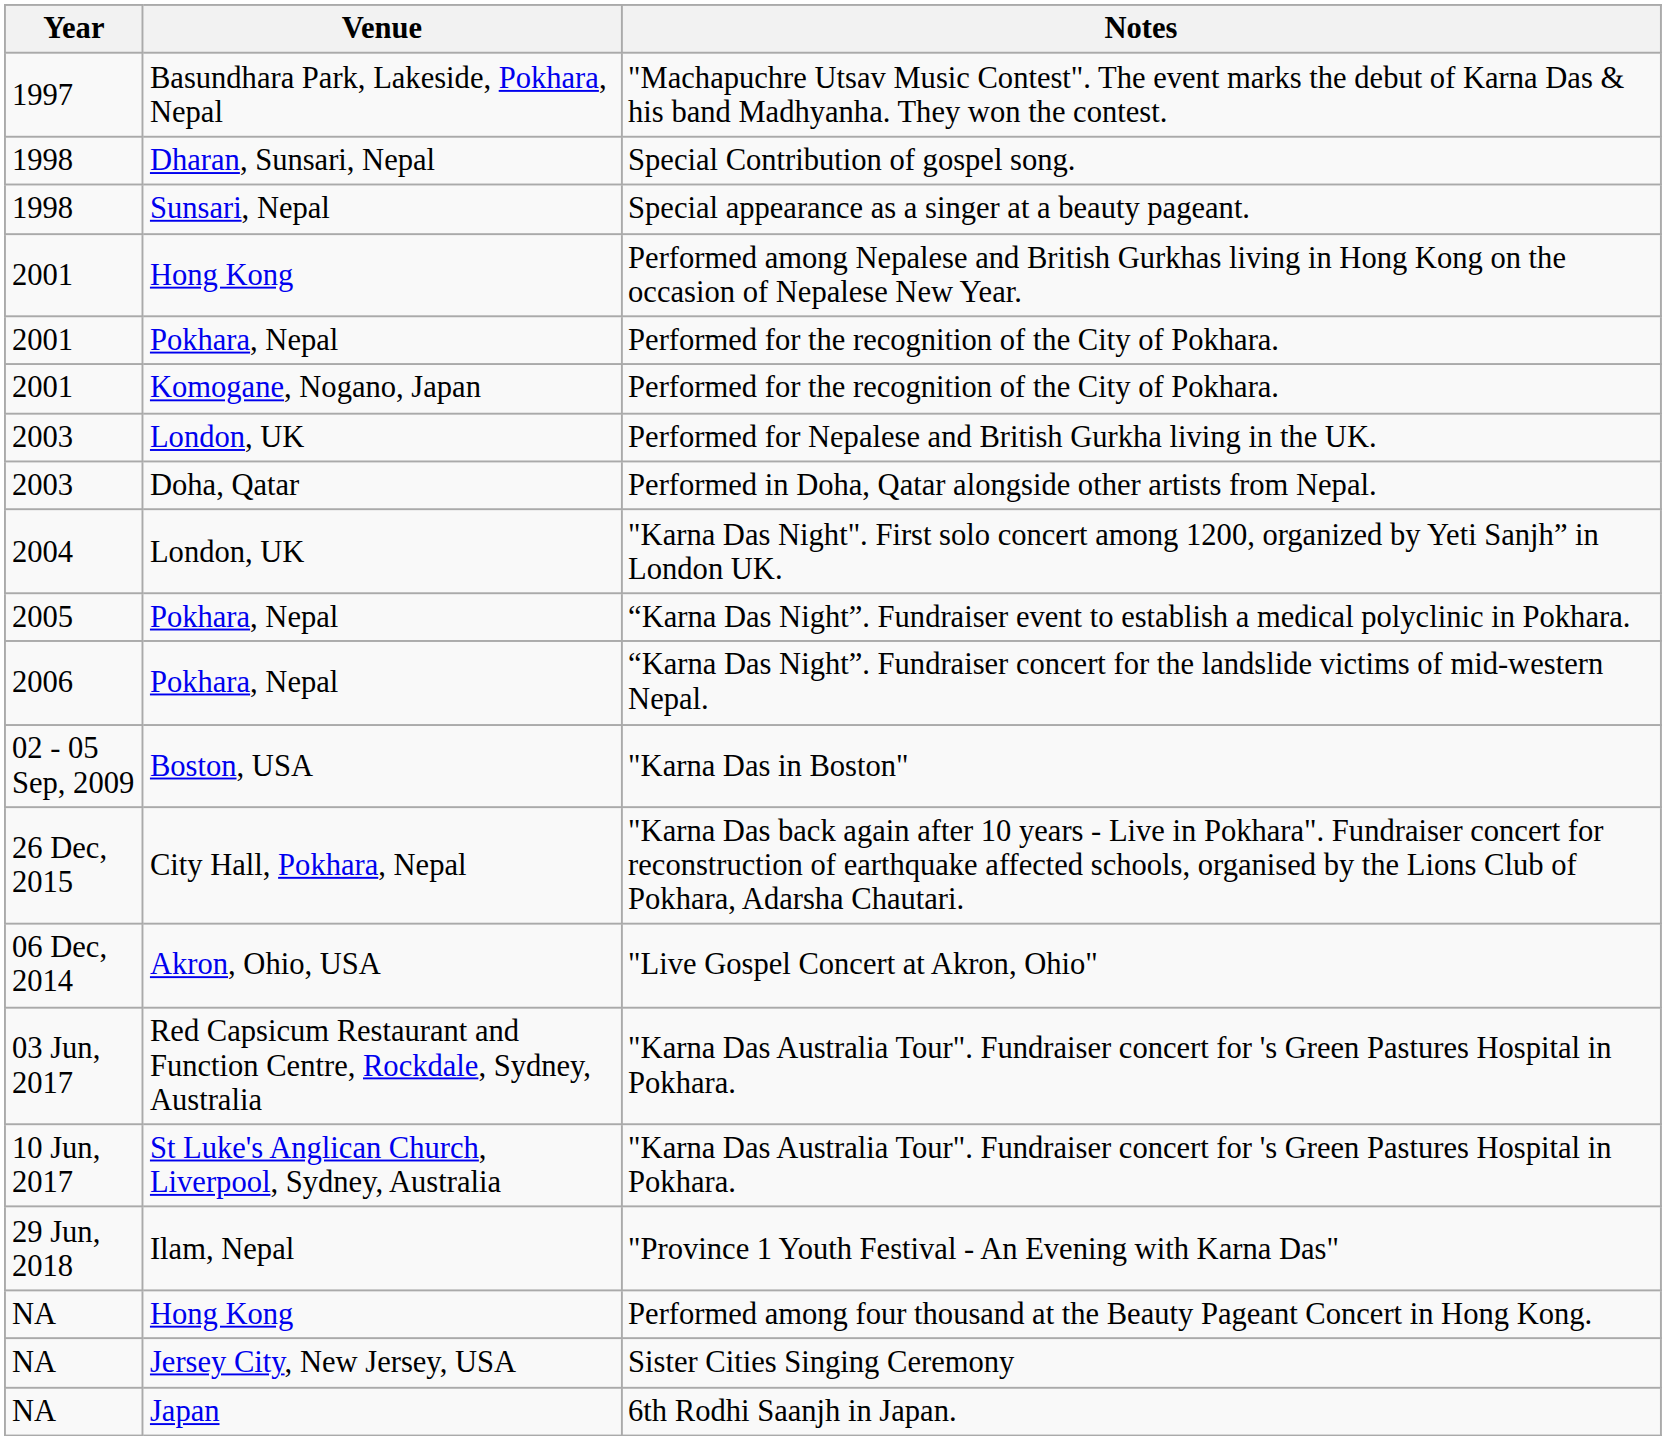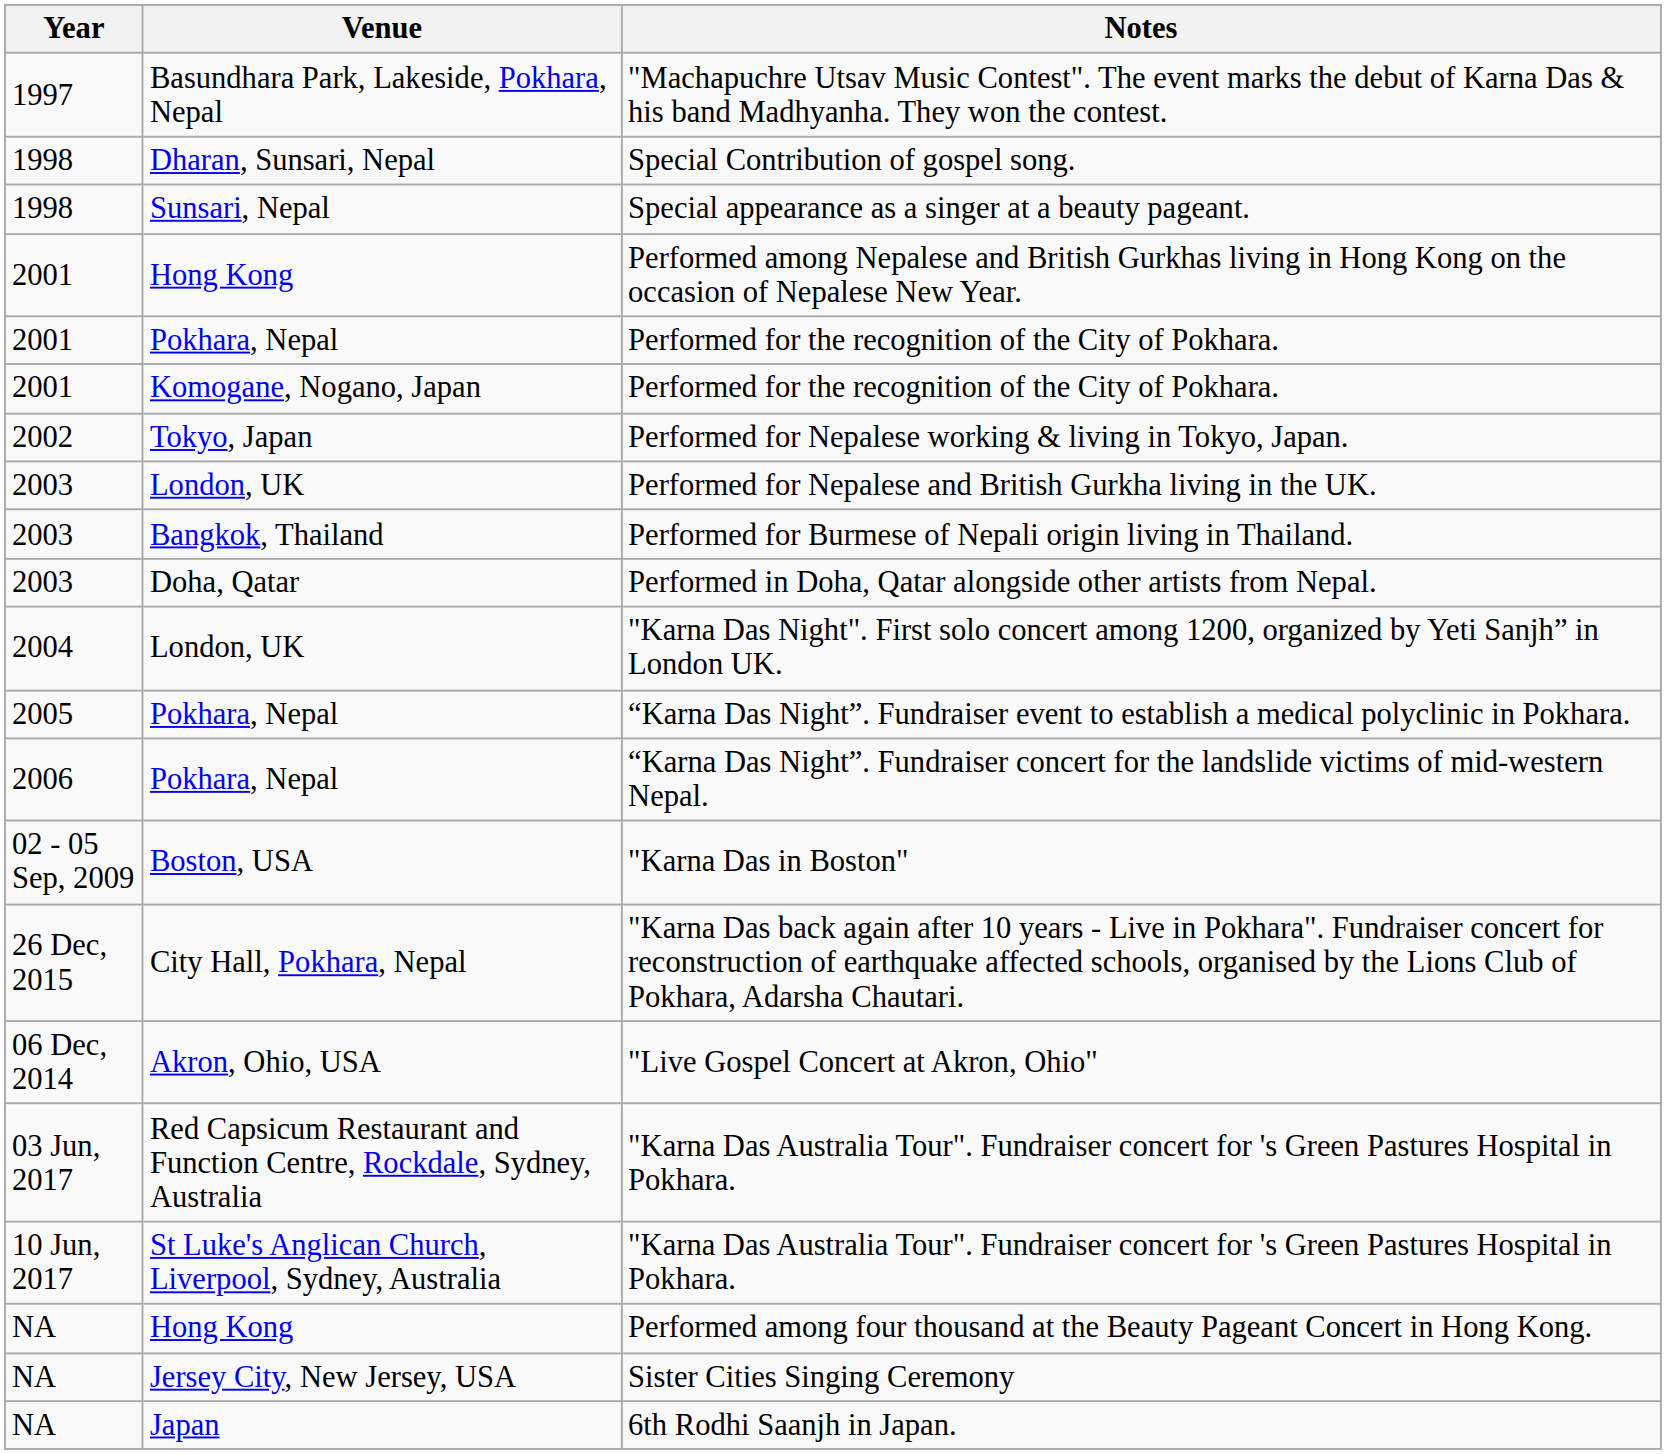+ row: (231, 436)
+ row: (267, 533)
- row: (222, 1248)
